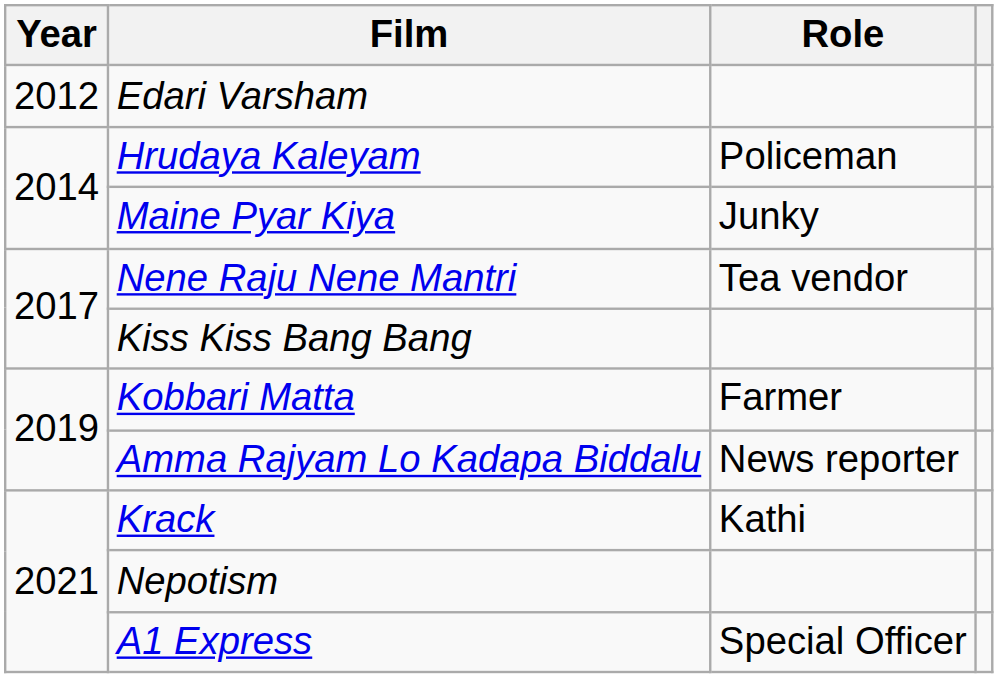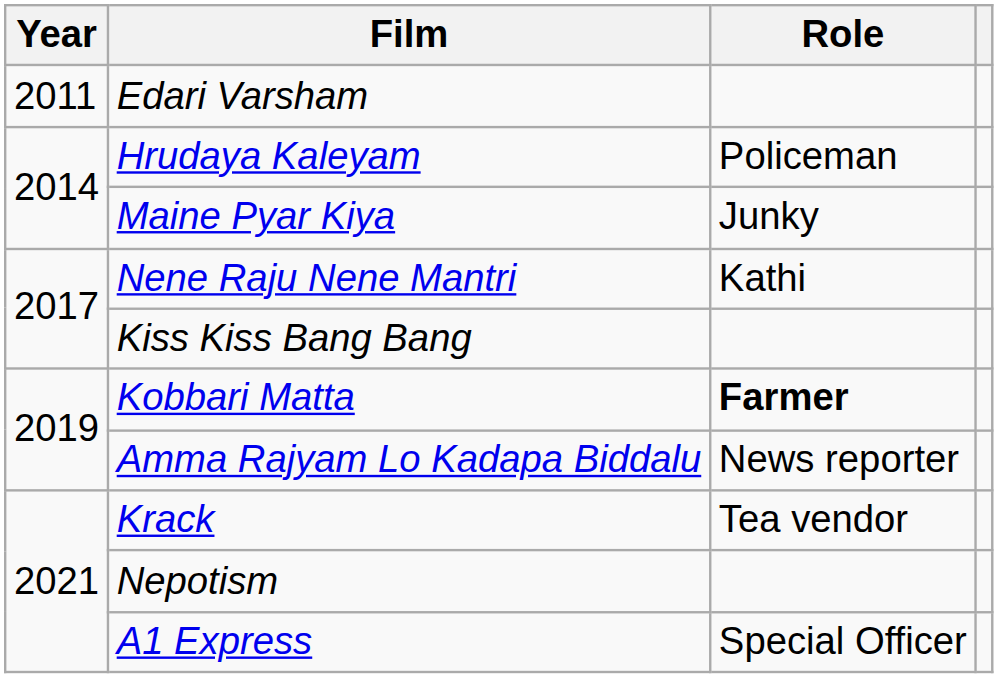(57, 95) 2012 -> (55, 95) 2011
(813, 277) Tea vendor -> (762, 277) Kathi
(780, 398) normal -> (784, 398) bold
(762, 519) Kathi -> (813, 519) Tea vendor
